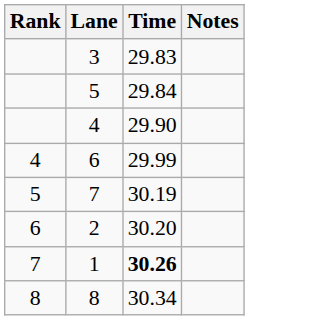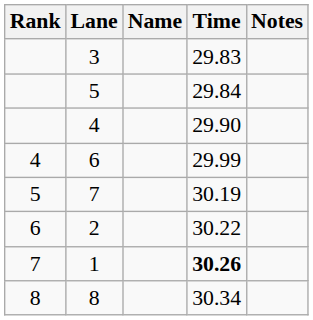+ column: (155, 21)
(152, 228) 30.20 -> (217, 228) 30.22
